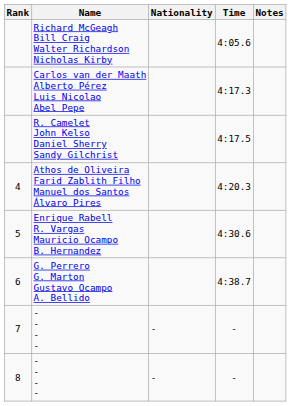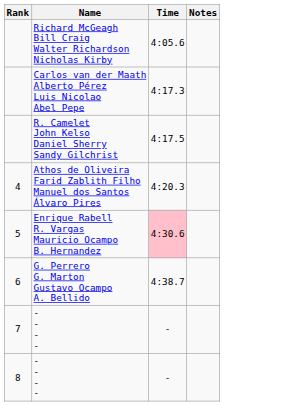- column: (182, 12)
(234, 234) no background -> (168, 234) pink background
